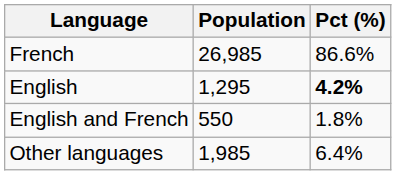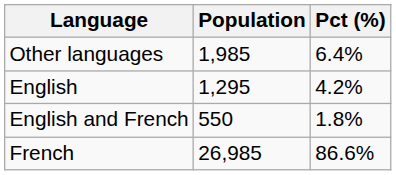rows swapped: (42, 53) <-> (86, 152)
(339, 86) bold -> (339, 86) normal
